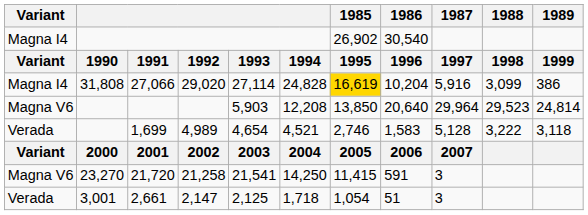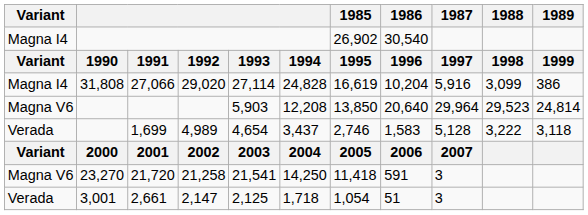(355, 84) gold background -> (355, 84) no background
(301, 130) 4,521 -> (301, 130) 3,437
(355, 175) 11,415 -> (355, 175) 11,418
